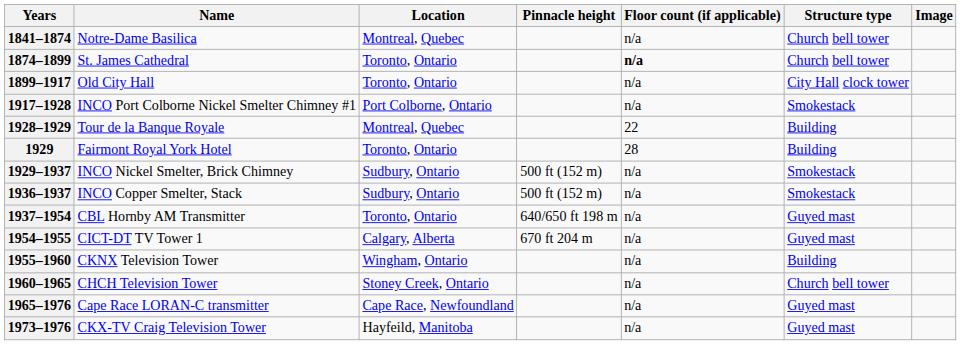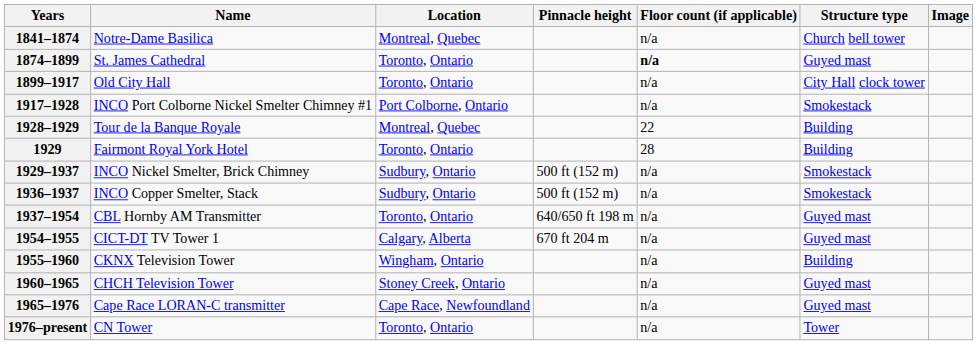(838, 60) Church bell tower -> (837, 60) Guyed mast
(838, 283) Church bell tower -> (837, 283) Guyed mast
- row: (39, 328)
+ row: (47, 328)
